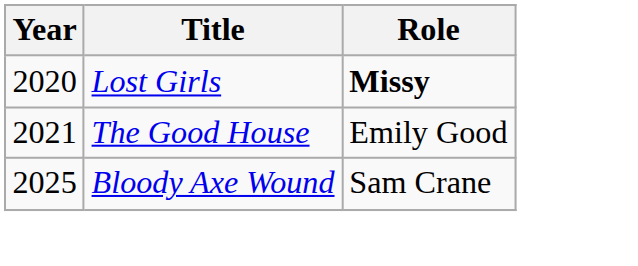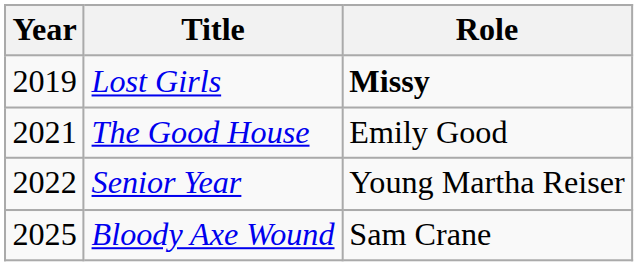(45, 81) 2020 -> (45, 81) 2019
+ row: (166, 183)
